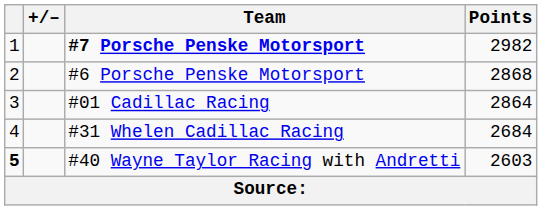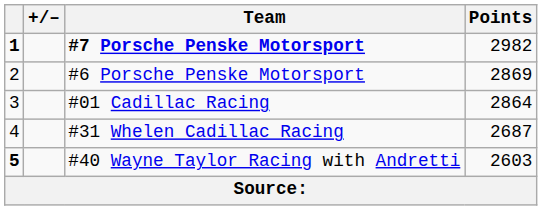(14, 48) normal -> (14, 48) bold
(511, 76) 2868 -> (511, 76) 2869
(511, 133) 2684 -> (511, 133) 2687
